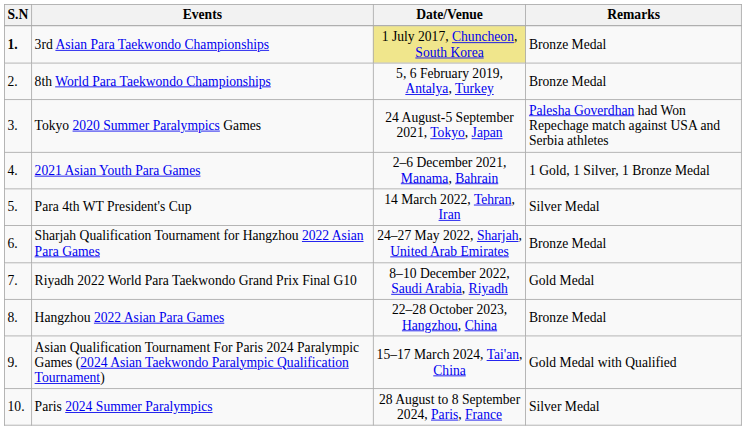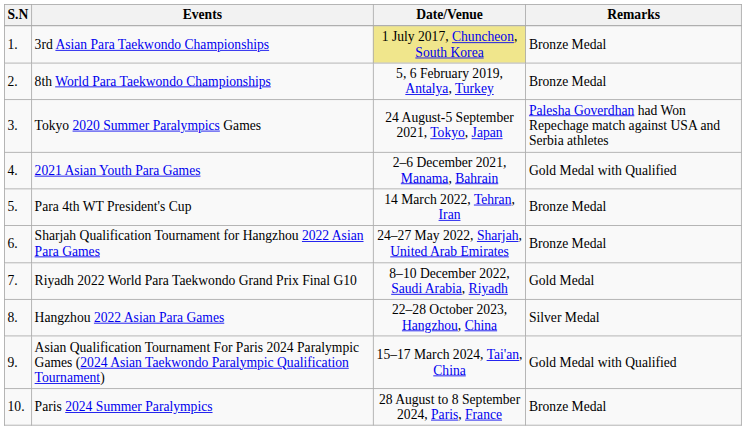(13, 44) bold -> (13, 44) normal
(619, 170) 1 Gold, 1 Silver, 1 Bronze Medal -> (603, 170) Gold Medal with Qualified
(564, 207) Silver Medal -> (568, 207) Bronze Medal
(568, 317) Bronze Medal -> (564, 317) Silver Medal
(564, 406) Silver Medal -> (568, 406) Bronze Medal
